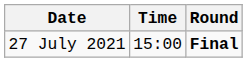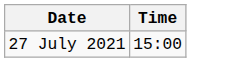- column: (214, 18)
